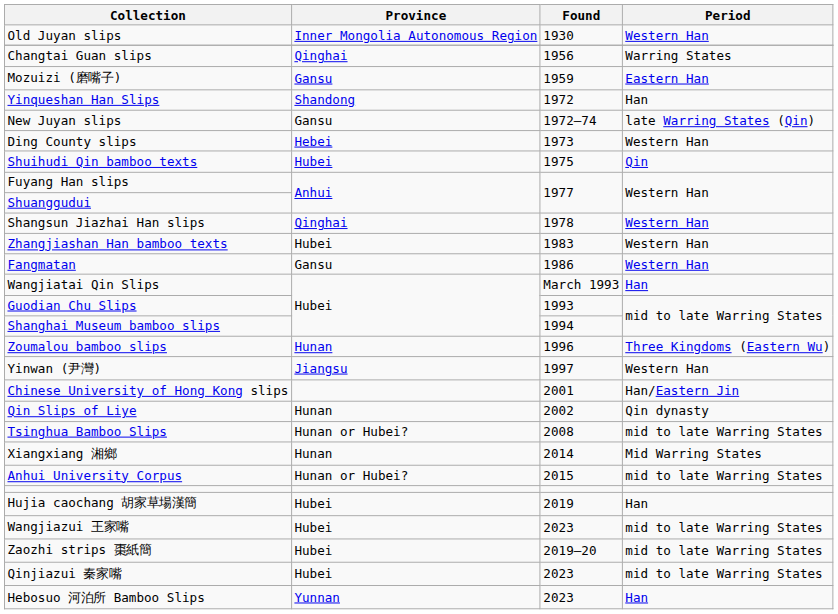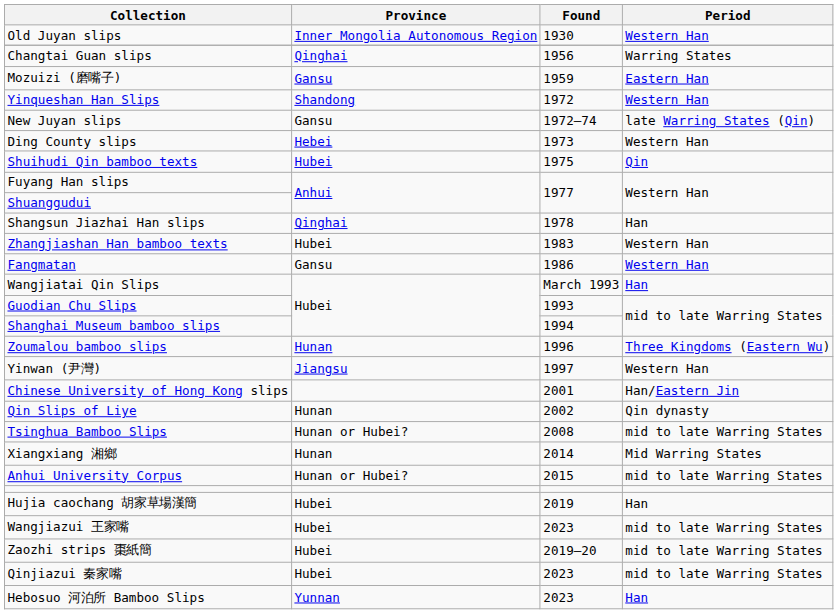(637, 100) Han -> (667, 100) Western Han
(667, 223) Western Han -> (637, 223) Han
